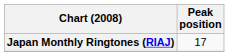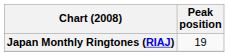(200, 42) 17 -> (200, 42) 19
